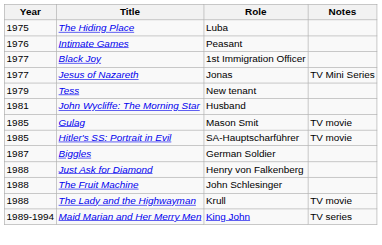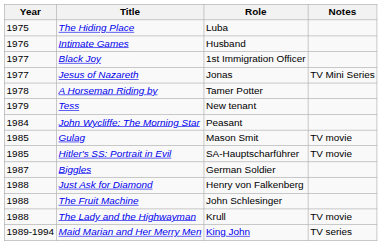(224, 43) Peasant -> (226, 43) Husband
+ row: (108, 91)
(18, 106) 1981 -> (18, 122) 1984
(226, 106) Husband -> (224, 122) Peasant
